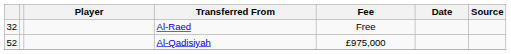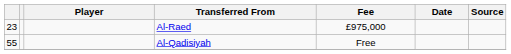(12, 27) 32 -> (12, 27) 23
(366, 27) Free -> (366, 27) £975,000
(12, 42) 52 -> (12, 42) 55
(366, 42) £975,000 -> (366, 42) Free
